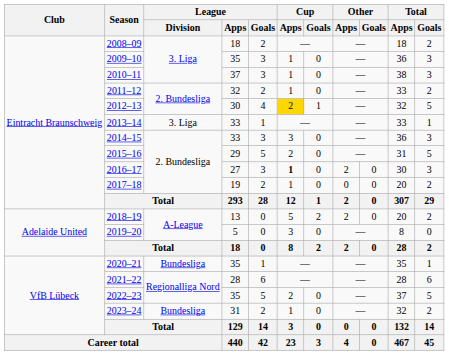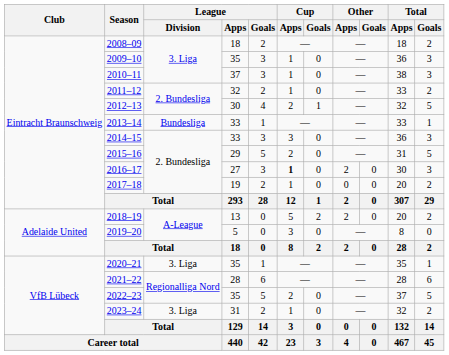(291, 106) gold background -> (291, 106) no background
(183, 122) 3. Liga -> (183, 122) Bundesliga
(183, 264) Bundesliga -> (183, 264) 3. Liga
(183, 311) Bundesliga -> (183, 311) 3. Liga
